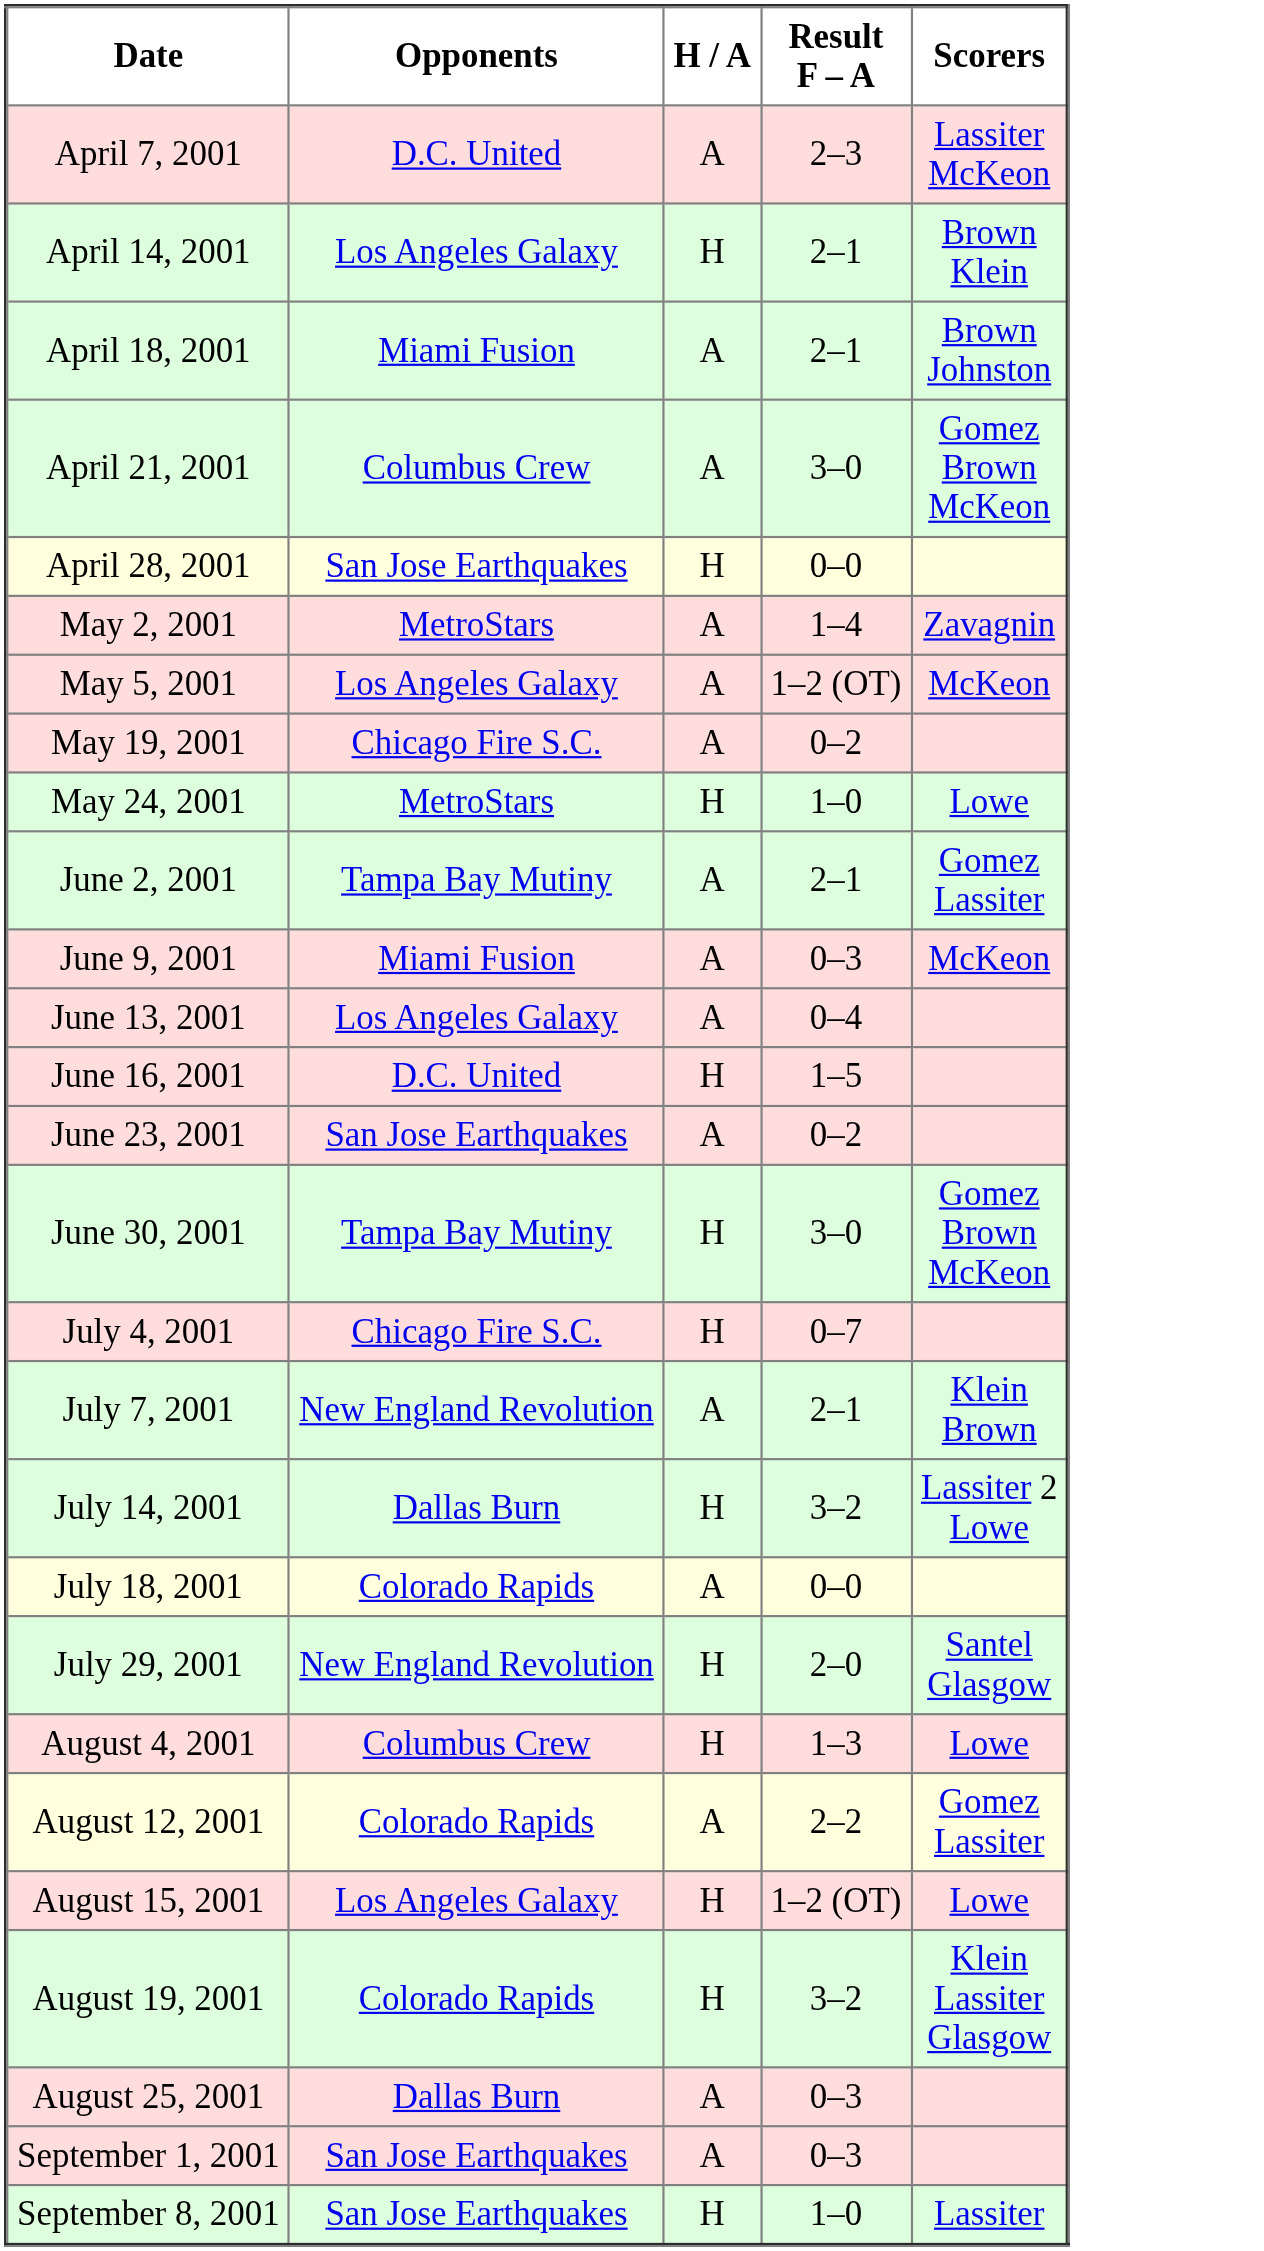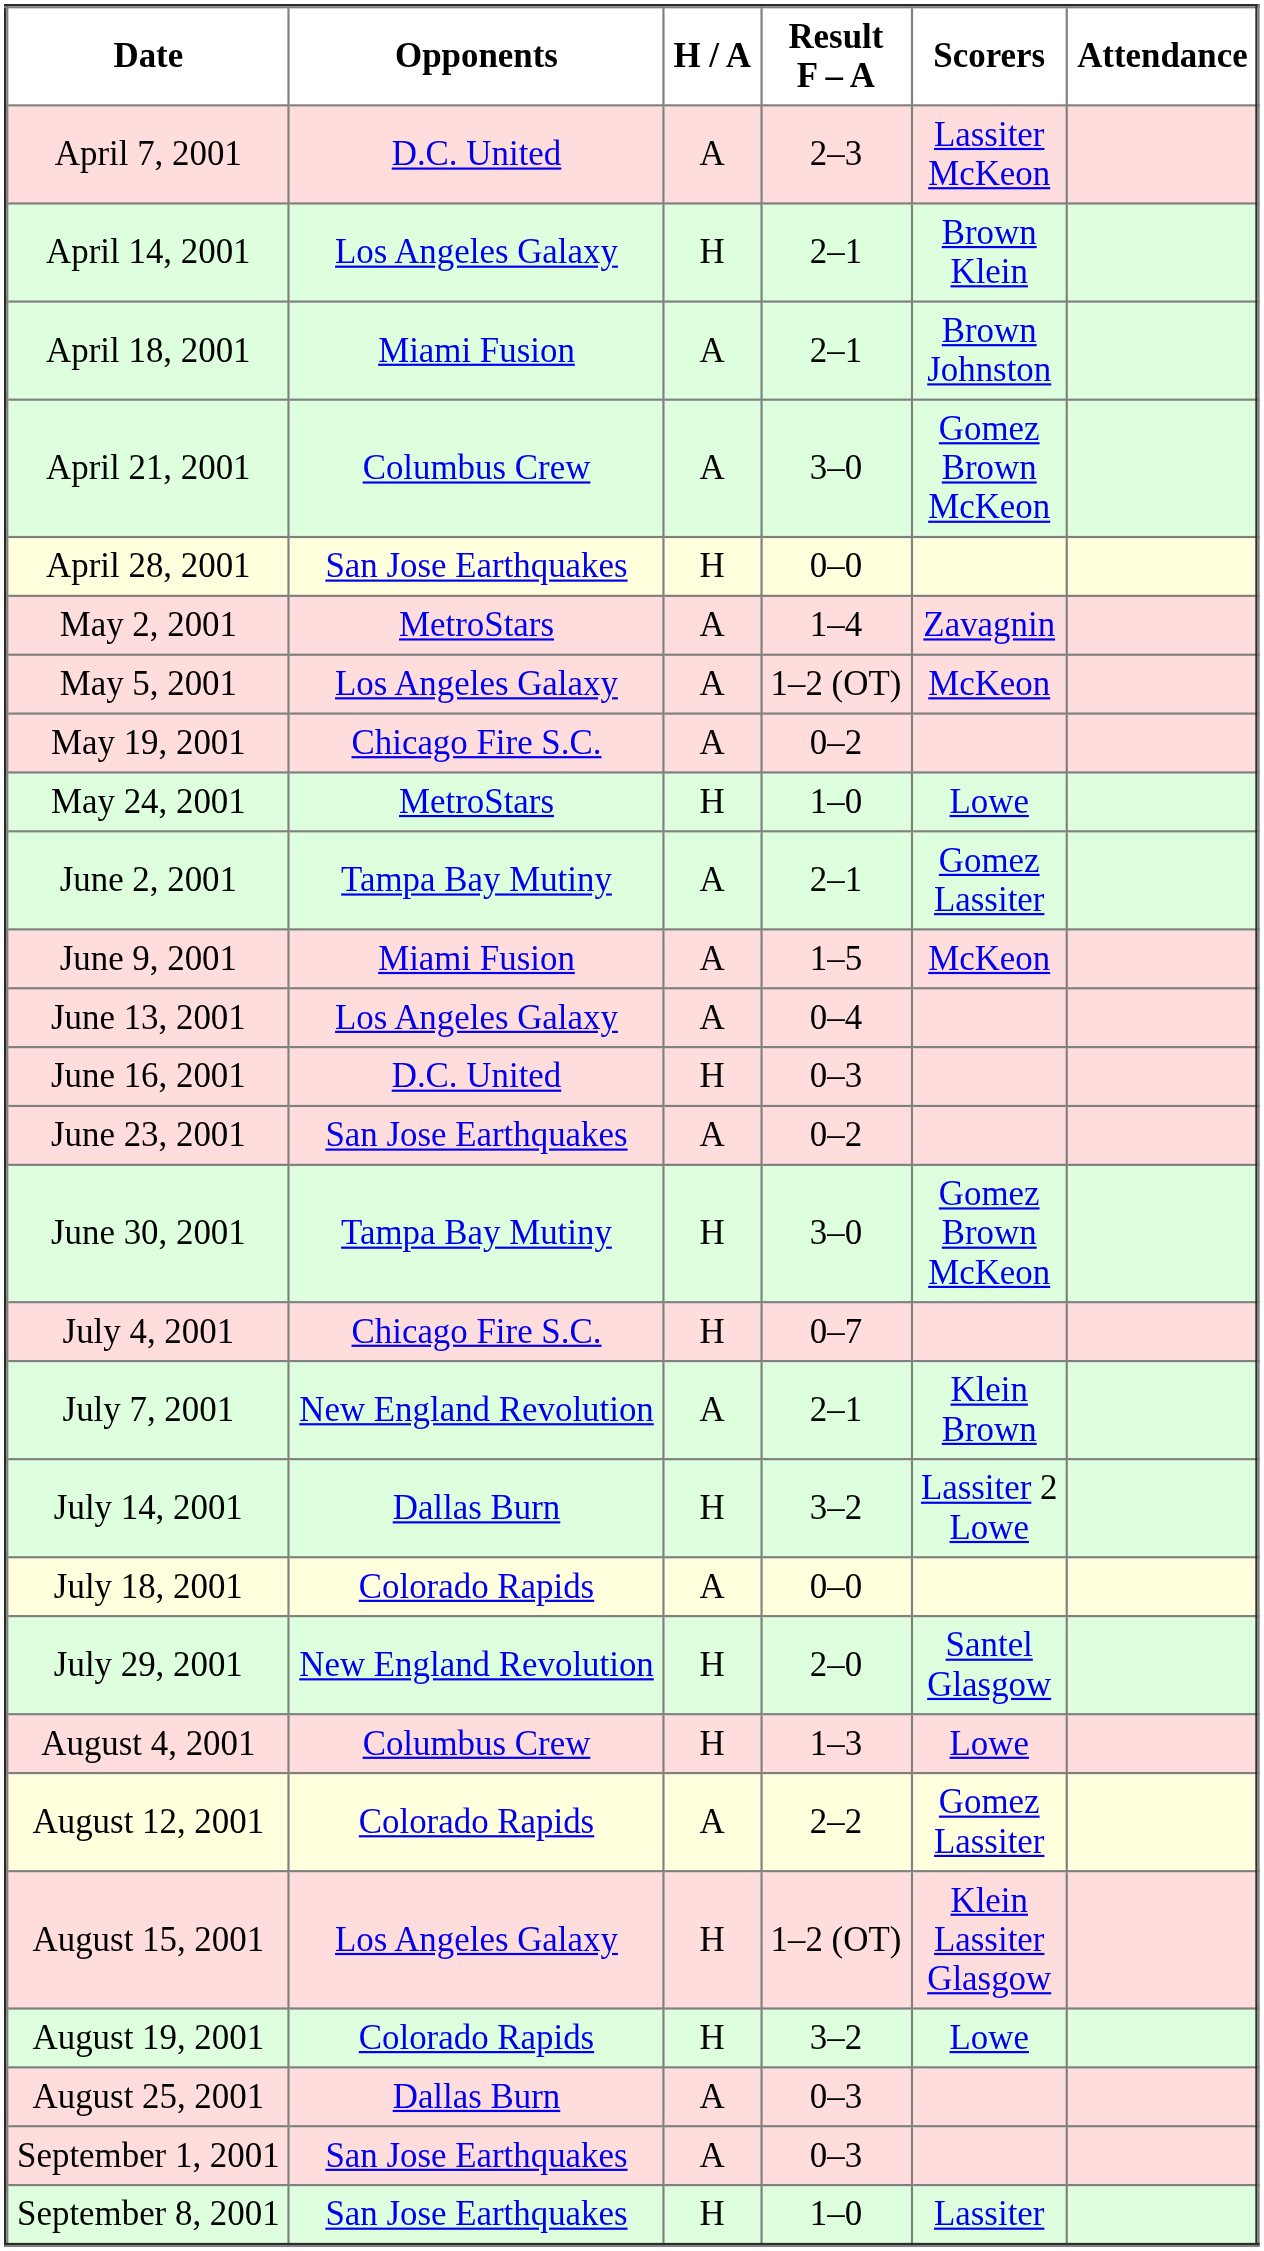+ column: (1162, 55)
(836, 958) 0–3 -> (836, 958) 1–5
(836, 1075) 1–5 -> (836, 1075) 0–3
(989, 1900) Lowe -> (989, 1939) Klein Lassiter Glasgow
(989, 1998) Klein Lassiter Glasgow -> (989, 2037) Lowe
